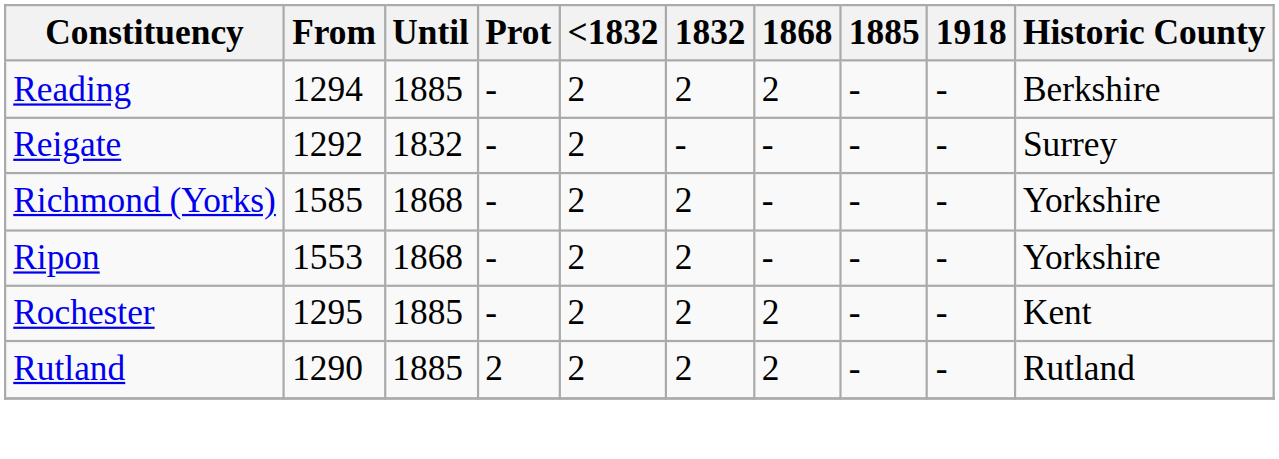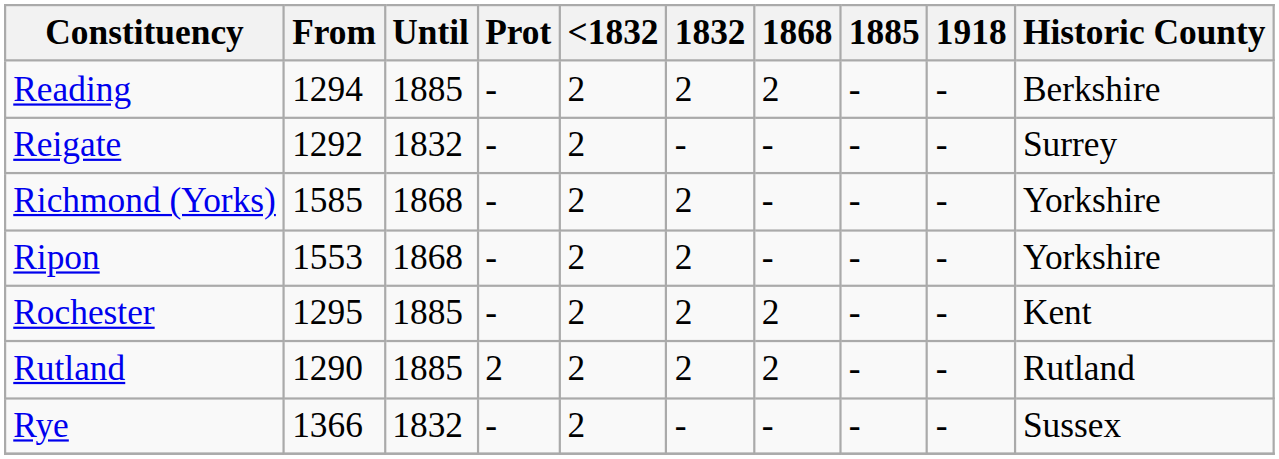+ row: (41, 425)
